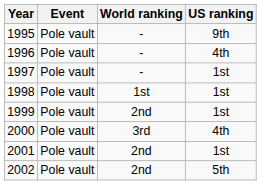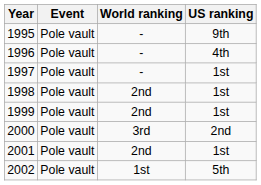(141, 92) 1st -> (141, 92) 2nd
(221, 131) 4th -> (221, 131) 2nd
(141, 170) 2nd -> (141, 170) 1st
